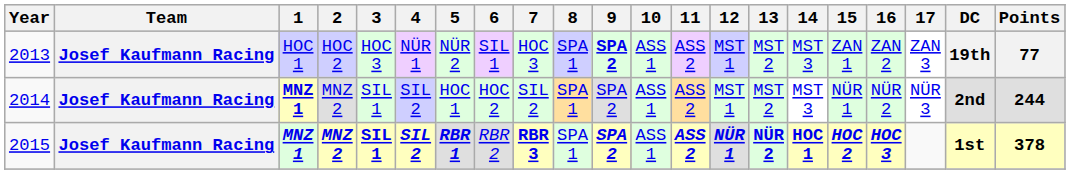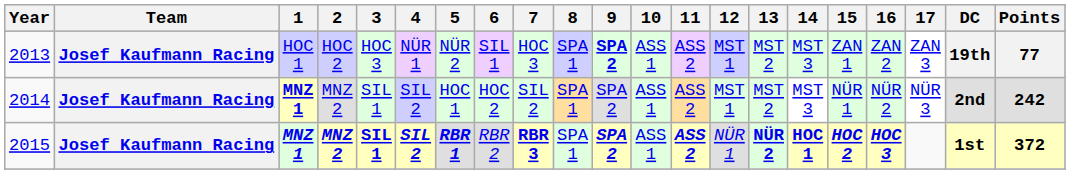(1030, 100) 244 -> (1030, 100) 242
(729, 146) bold -> (729, 146) normal
(1030, 146) 378 -> (1030, 146) 372
